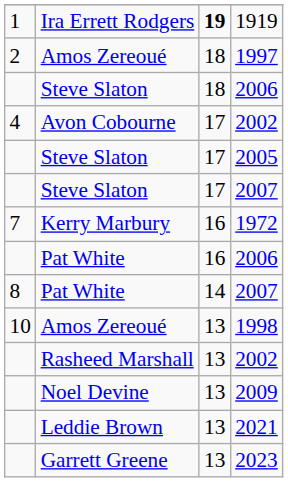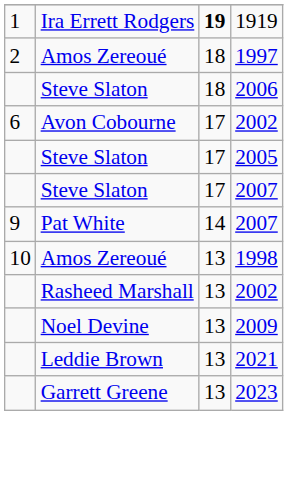(15, 122) 4 -> (15, 122) 6
- row: (105, 223)
- row: (83, 257)
(15, 291) 8 -> (15, 223) 9
